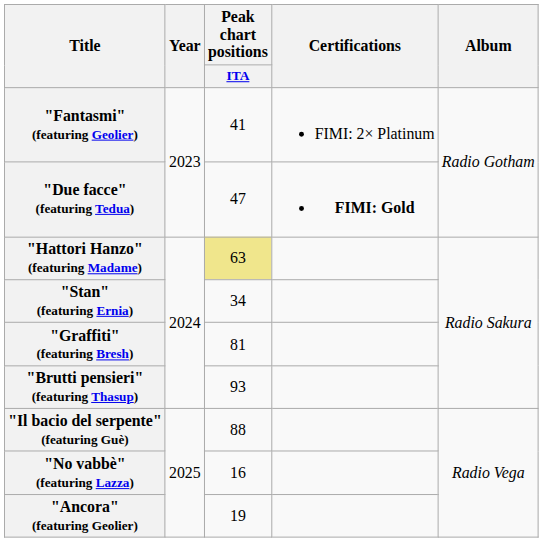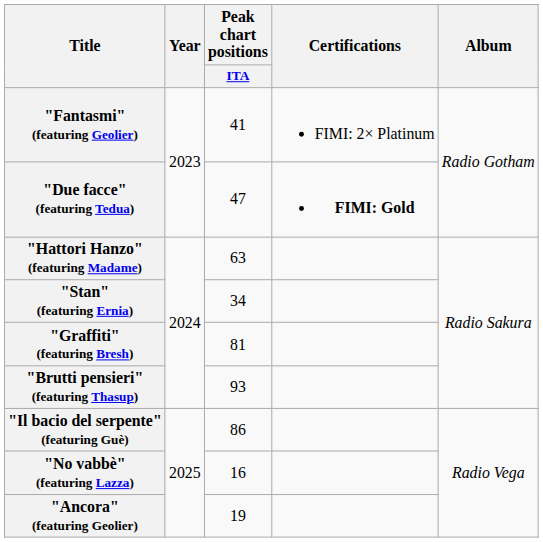(238, 258) khaki background -> (238, 258) no background
(238, 429) 88 -> (238, 429) 86
